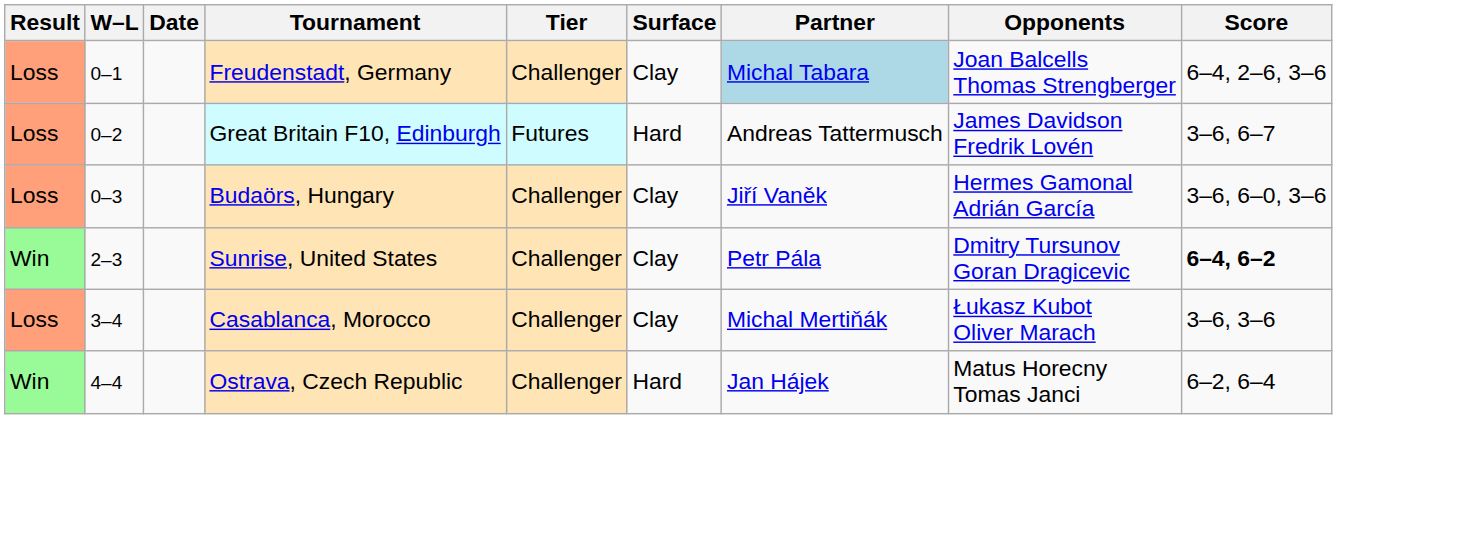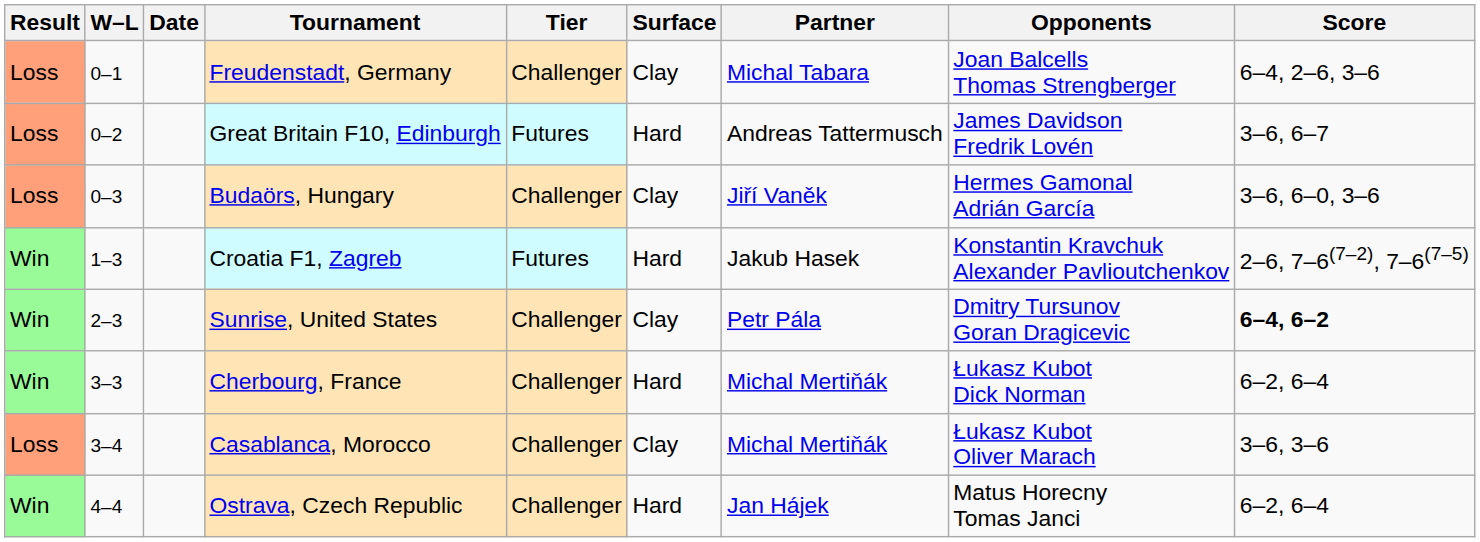(798, 71) lightblue background -> (798, 71) no background
+ row: (305, 257)
+ row: (305, 381)
